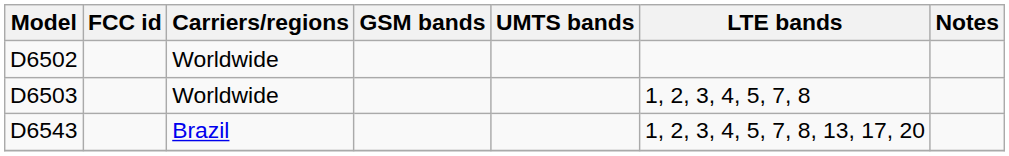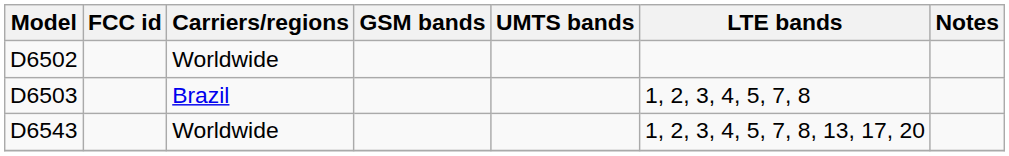(225, 95) Worldwide -> (201, 95) Brazil
(201, 131) Brazil -> (225, 131) Worldwide
